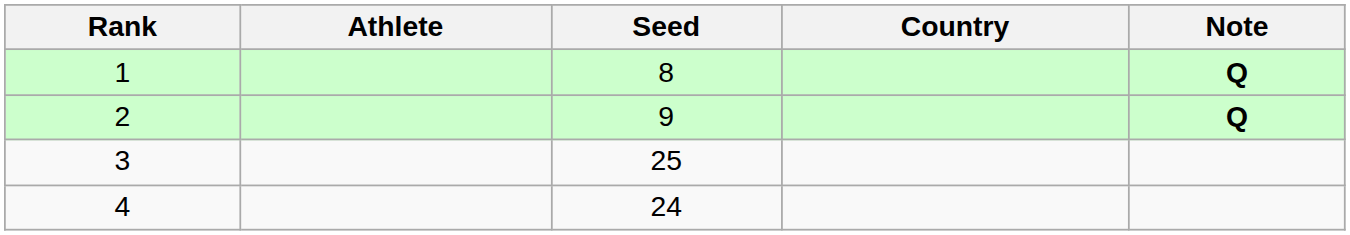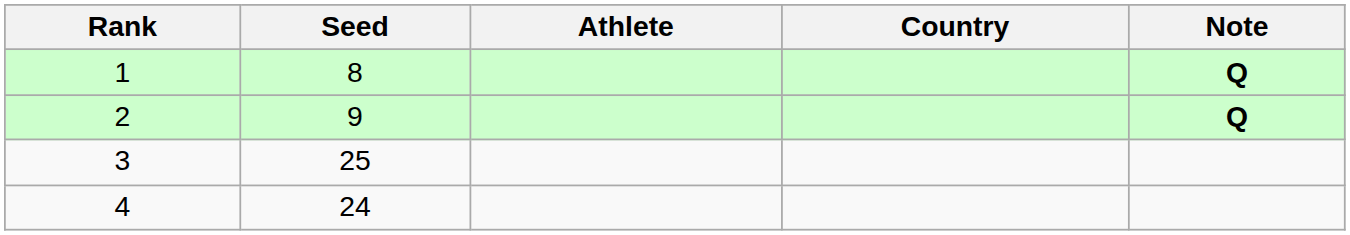columns swapped: (666, 26) <-> (395, 26)
